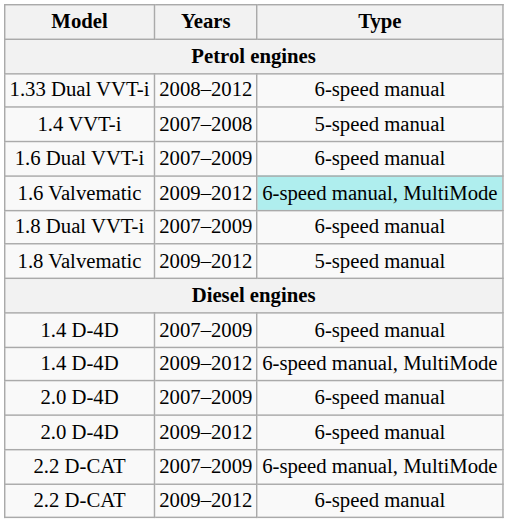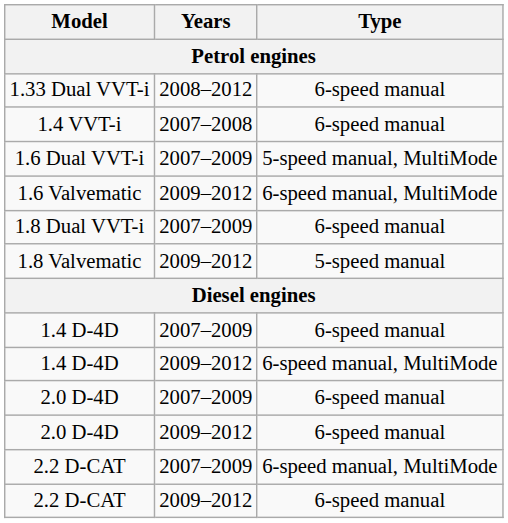(380, 124) 5-speed manual -> (380, 124) 6-speed manual
(380, 158) 6-speed manual -> (380, 158) 5-speed manual, MultiMode
(380, 192) paleturquoise background -> (380, 192) no background
